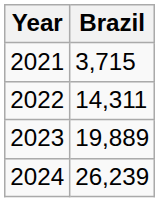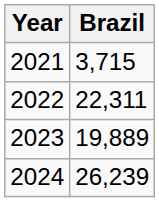(111, 100) 14,311 -> (111, 100) 22,311
